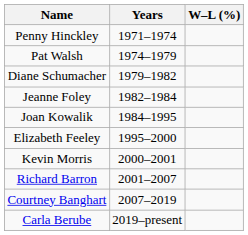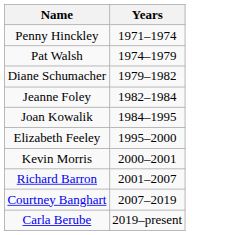- column: (214, 14)
